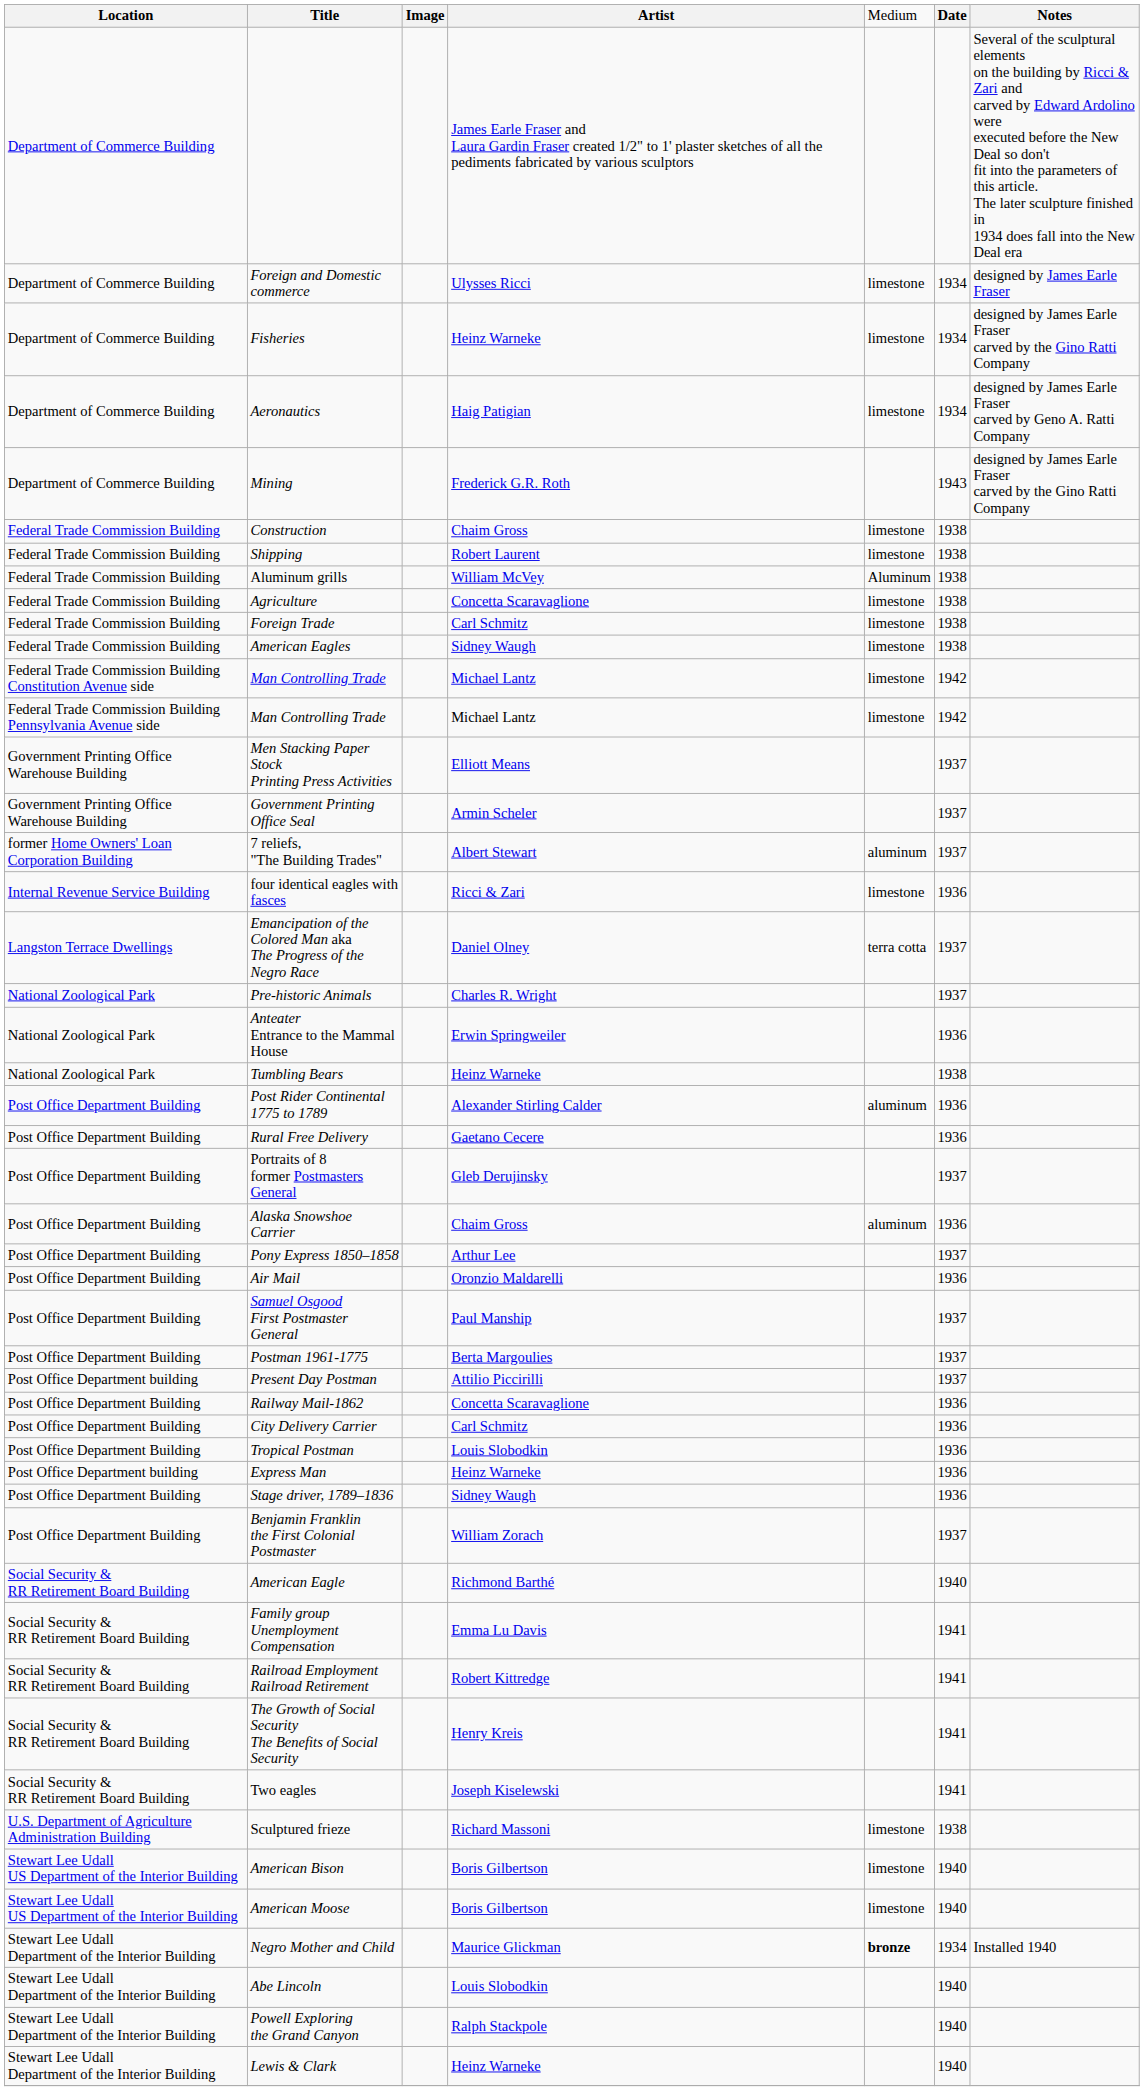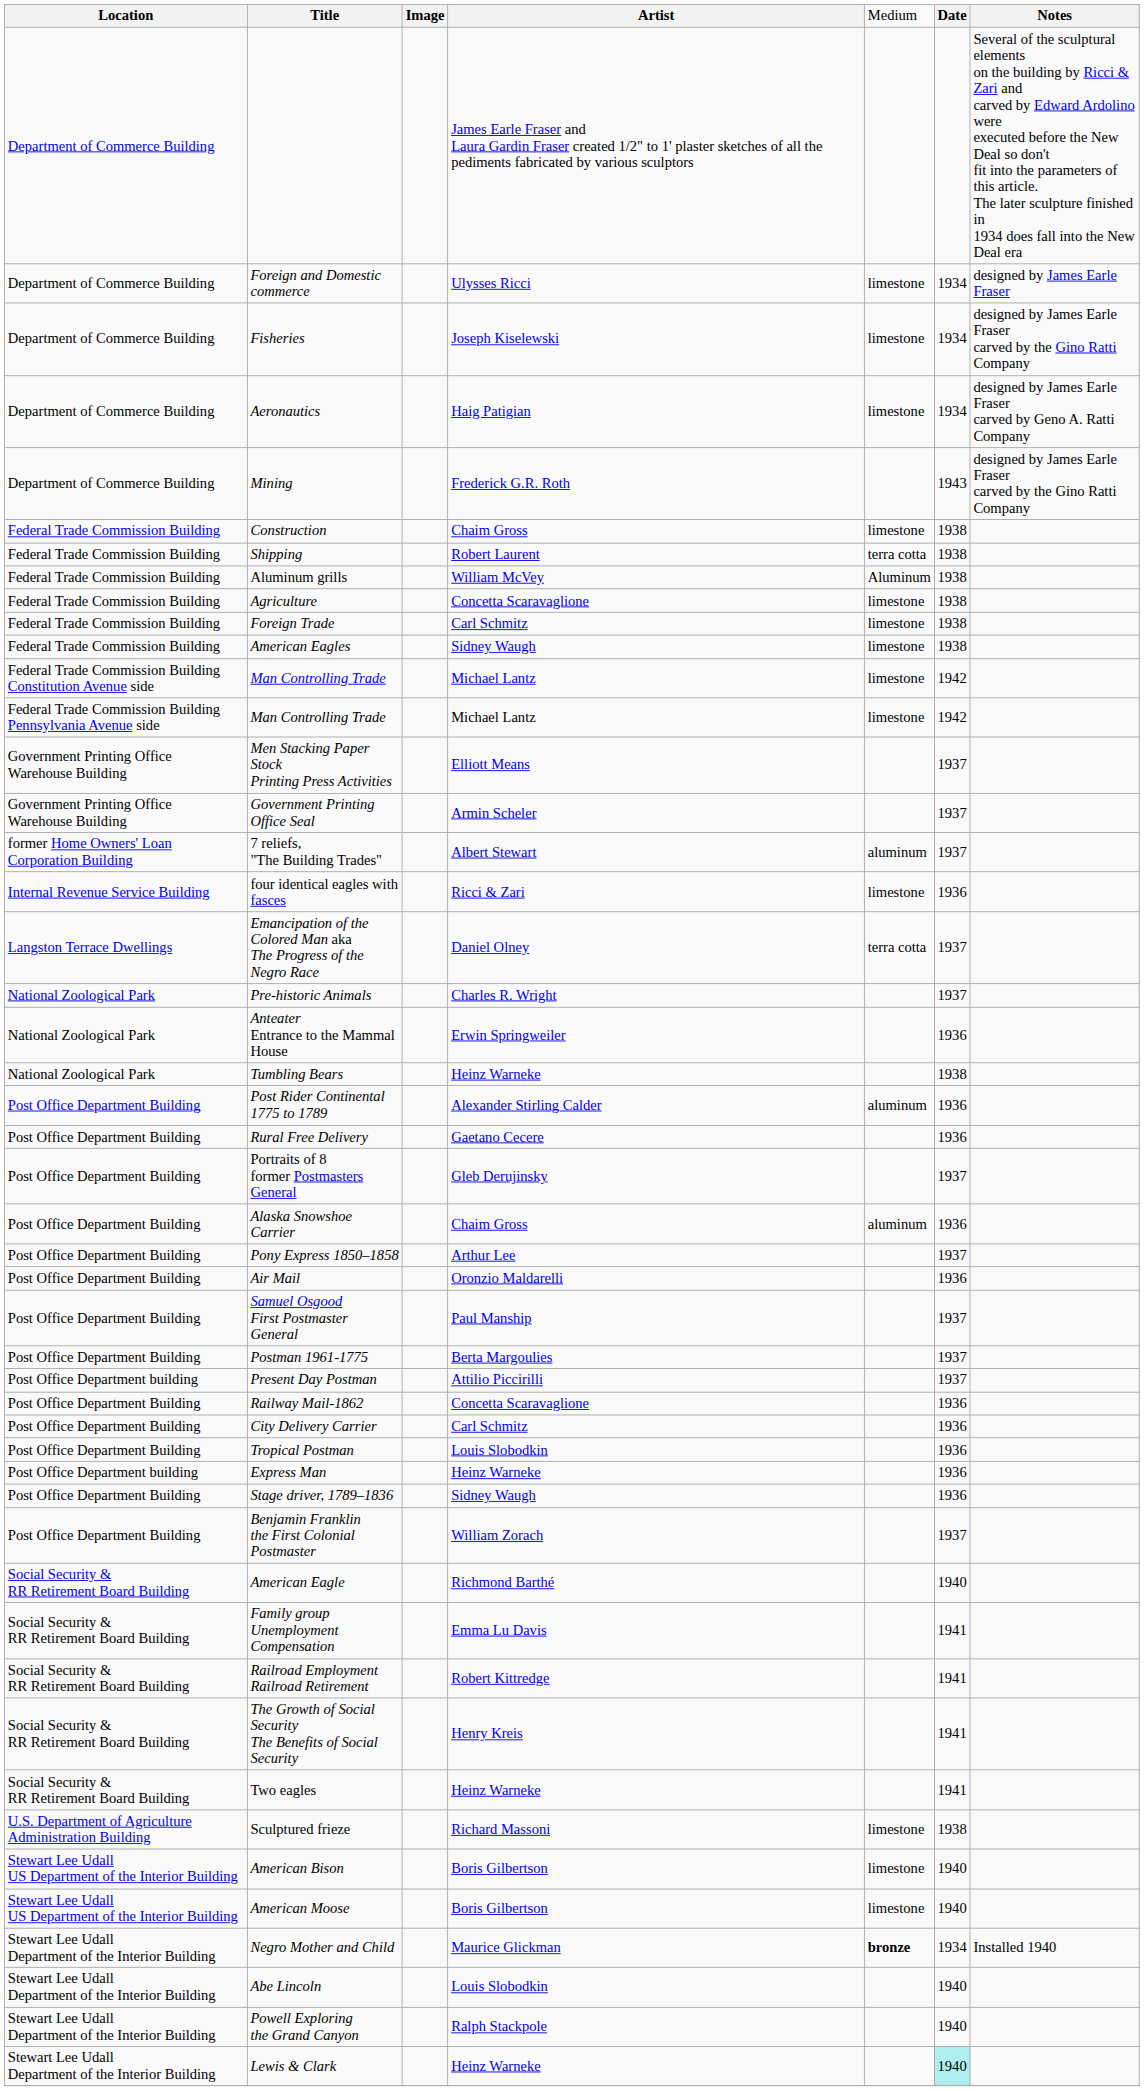(496, 339) Heinz Warneke -> (505, 339) Joseph Kiselewski
(896, 554) limestone -> (897, 554) terra cotta
(505, 1789) Joseph Kiselewski -> (496, 1789) Heinz Warneke
(952, 2066) no background -> (952, 2066) paleturquoise background
